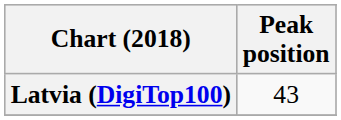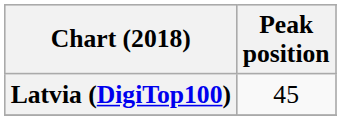(286, 94) 43 -> (286, 94) 45
